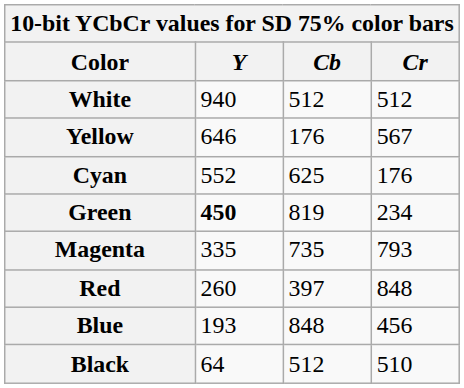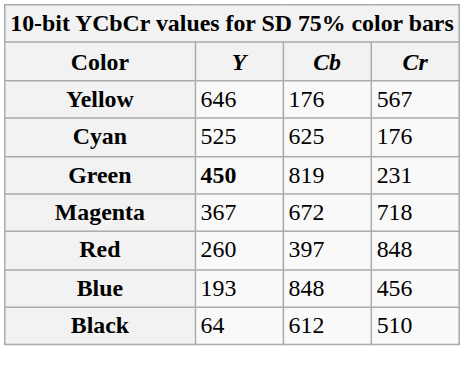- row: (100, 99)
(218, 174) 552 -> (218, 136) 525
(395, 212) 234 -> (395, 174) 231
(218, 250) 335 -> (218, 212) 367
(306, 250) 735 -> (306, 212) 672
(395, 250) 793 -> (395, 212) 718
(306, 363) 512 -> (306, 325) 612
